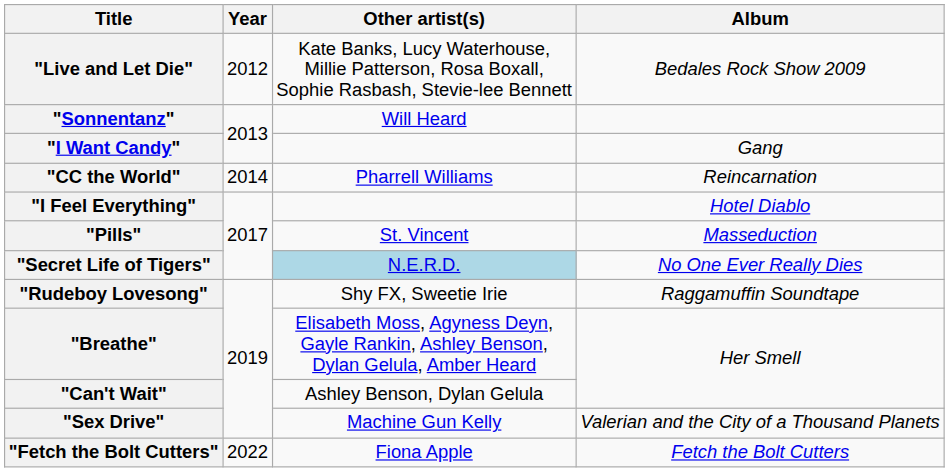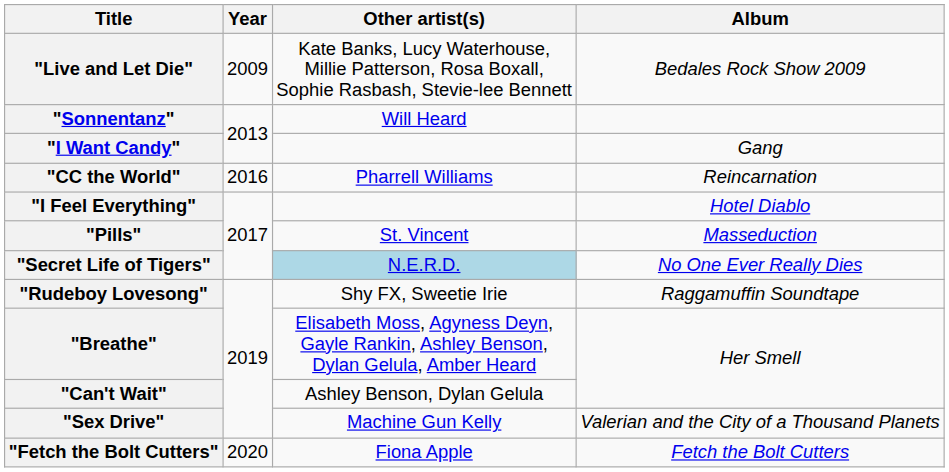(247, 68) 2012 -> (247, 68) 2009
(247, 177) 2014 -> (247, 177) 2016
(247, 452) 2022 -> (247, 452) 2020
